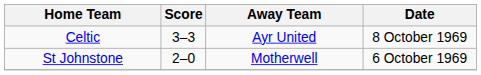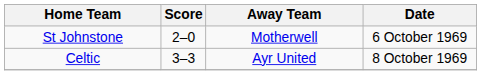rows swapped: (83, 59) <-> (83, 37)
